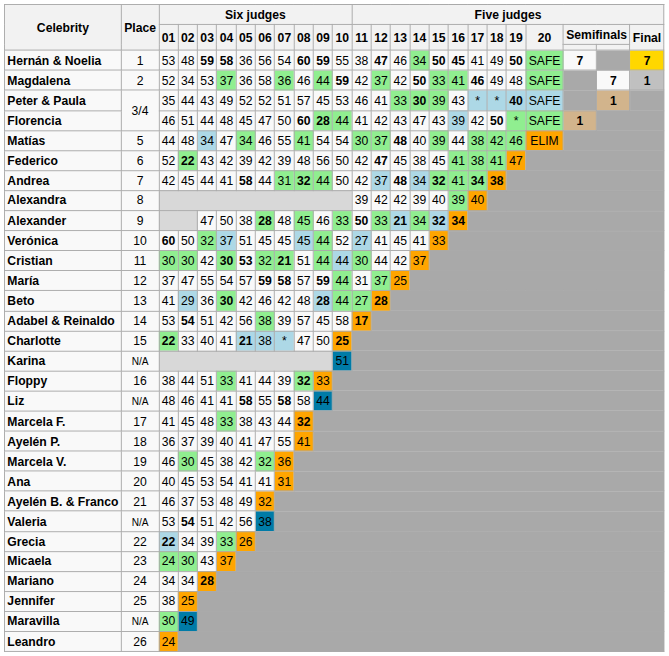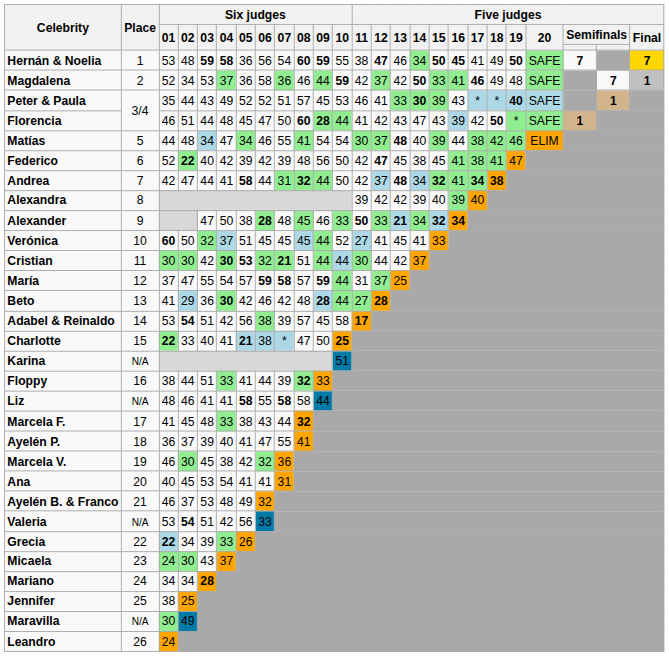(207, 160) 43 -> (207, 160) 40
(188, 180) 45 -> (188, 180) 47
(265, 521) 38 -> (265, 521) 33
